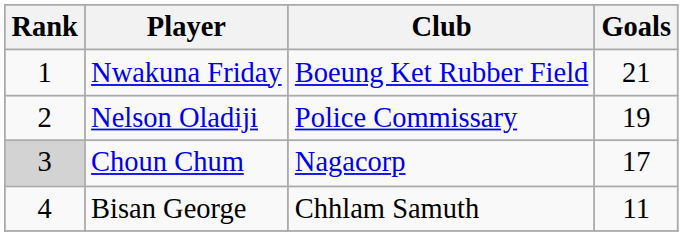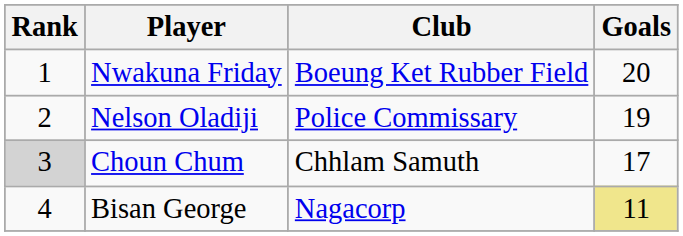(636, 72) 21 -> (636, 72) 20
(350, 162) Nagacorp -> (387, 162) Chhlam Samuth
(387, 207) Chhlam Samuth -> (350, 207) Nagacorp
(636, 207) no background -> (636, 207) khaki background
